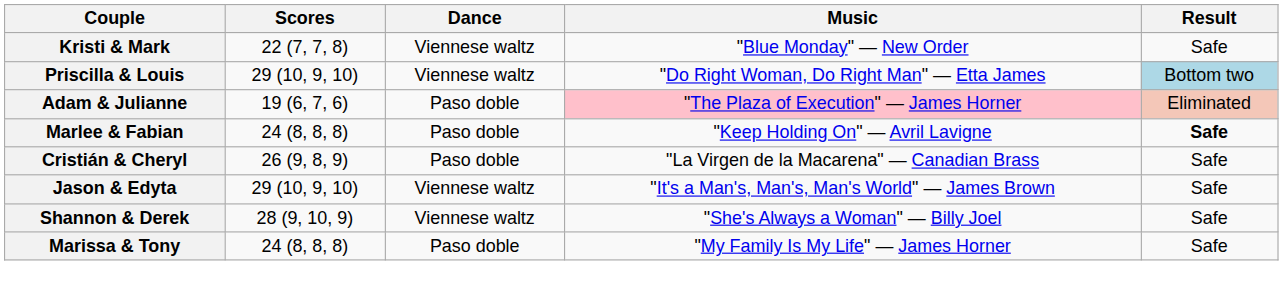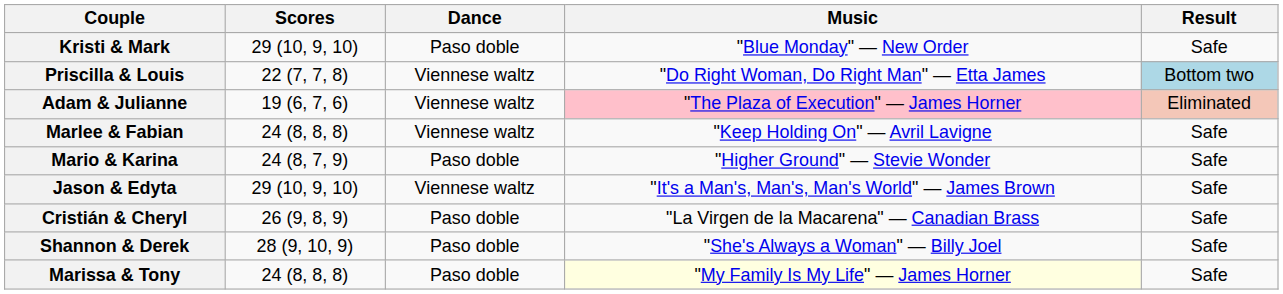(305, 47) 22 (7, 7, 8) -> (305, 47) 29 (10, 9, 10)
(475, 47) Viennese waltz -> (475, 47) Paso doble
(305, 75) 29 (10, 9, 10) -> (305, 75) 22 (7, 7, 8)
(475, 103) Paso doble -> (475, 103) Viennese waltz
(475, 132) Paso doble -> (475, 132) Viennese waltz
(1209, 132) bold -> (1209, 132) normal
+ row: (115, 160)
rows swapped: (115, 189) <-> (115, 160)
(475, 217) Viennese waltz -> (475, 246) Paso doble
(853, 246) no background -> (853, 274) lightyellow background
